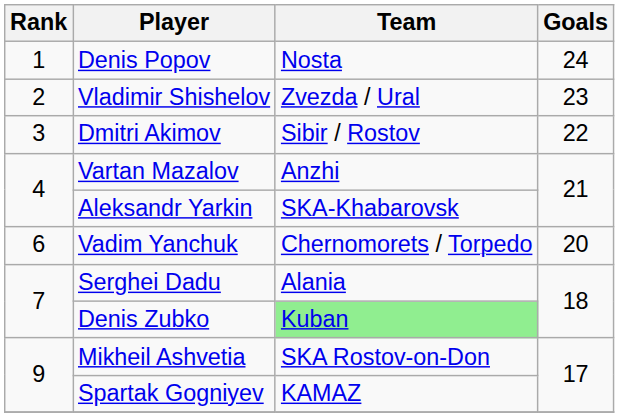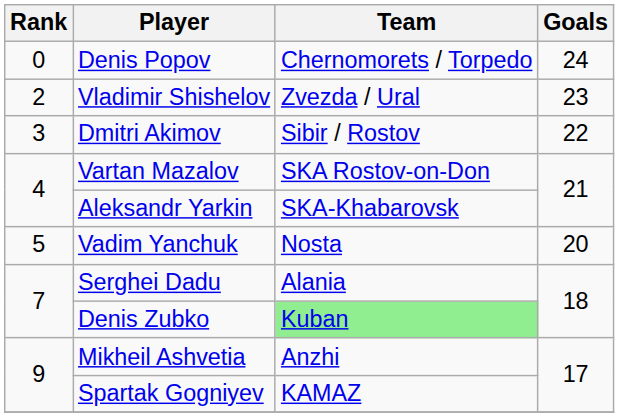(39, 60) 1 -> (39, 60) 0
(311, 60) Nosta -> (407, 60) Chernomorets / Torpedo
(310, 171) Anzhi -> (385, 171) SKA Rostov-on-Don
(39, 245) 6 -> (39, 245) 5
(407, 245) Chernomorets / Torpedo -> (311, 245) Nosta
(385, 356) SKA Rostov-on-Don -> (310, 356) Anzhi
